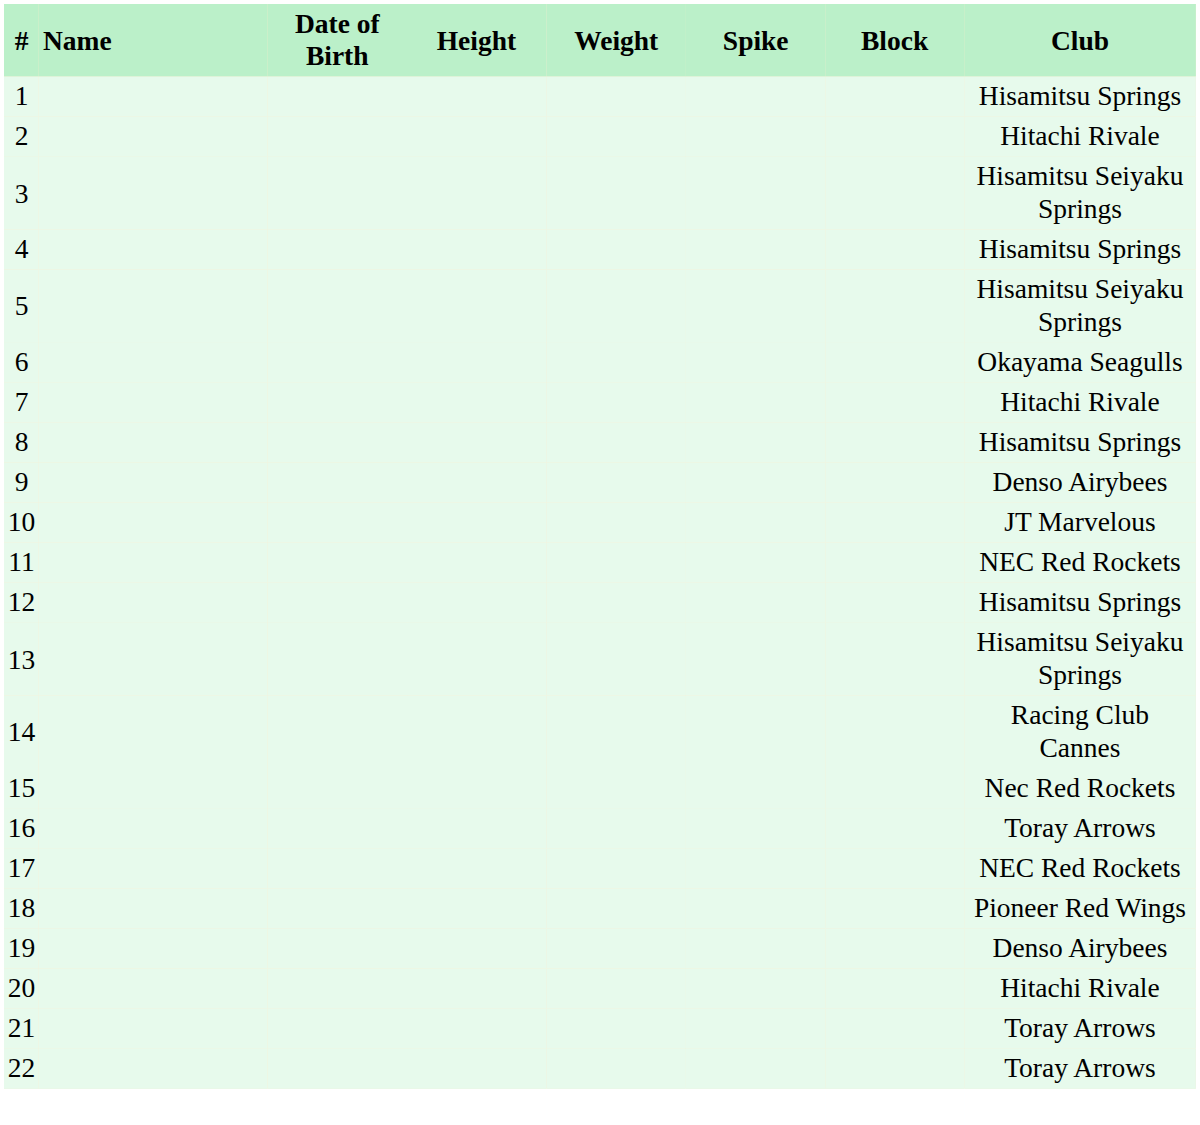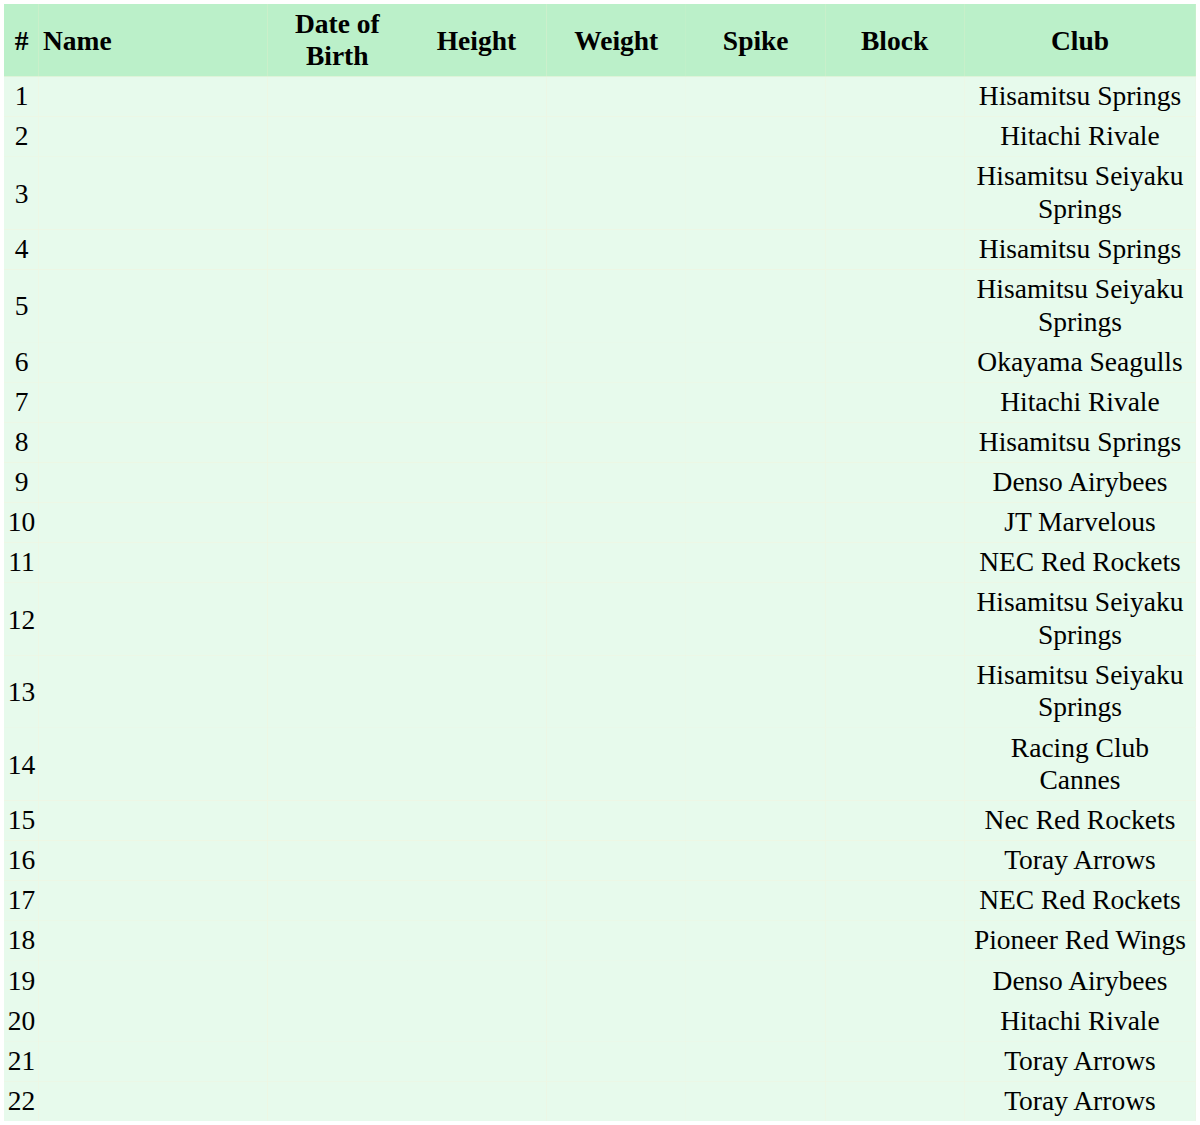(1080, 602) Hisamitsu Springs -> (1080, 618) Hisamitsu Seiyaku Springs
